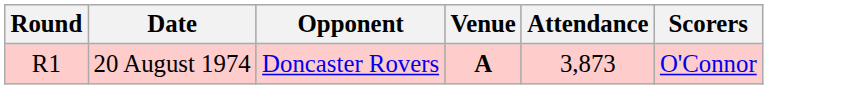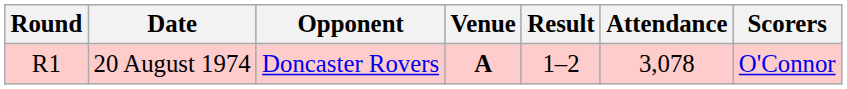+ column: (561, 24)
(588, 63) 3,873 -> (667, 63) 3,078
